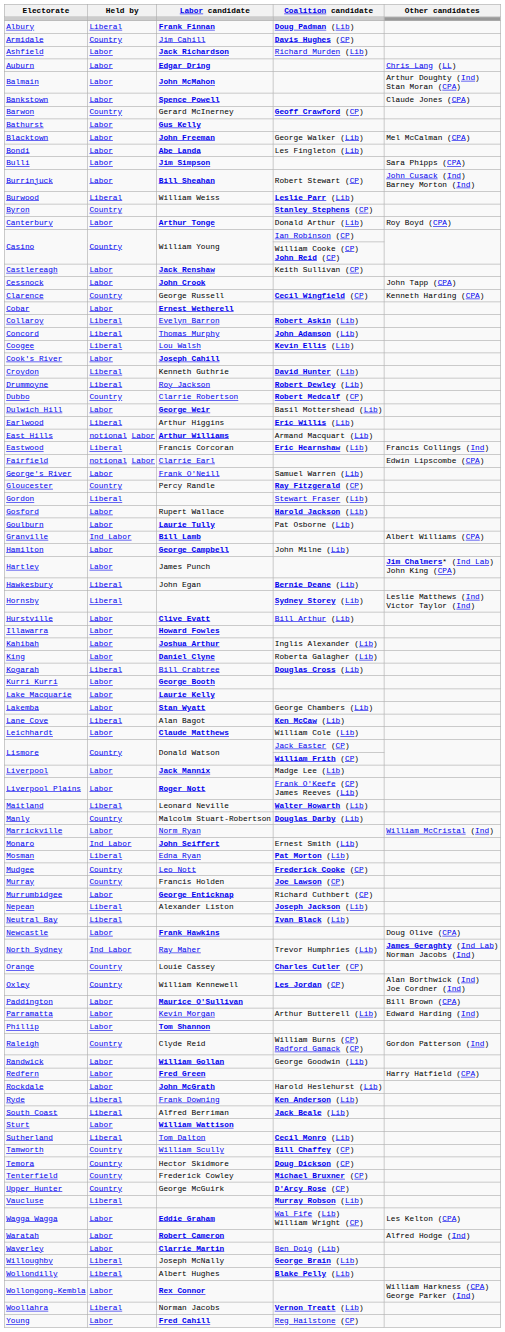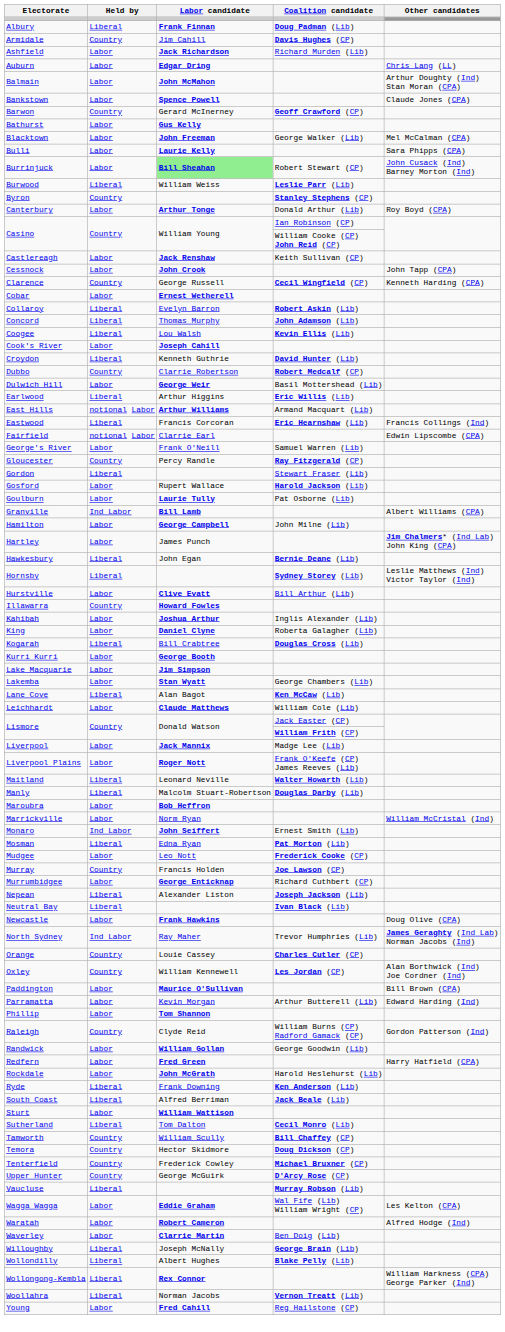- row: (18, 150)
(184, 163) Jim Simpson -> (187, 150) Laurie Kelly
(187, 180) no background -> (187, 168) lightgreen background
- row: (27, 385)
(101, 631) Labor -> (106, 606) Country
(187, 695) Laurie Kelly -> (184, 670) Jim Simpson
(106, 818) Country -> (106, 793) Liberal
+ row: (25, 806)
(106, 869) Country -> (101, 857) Labor
(101, 1291) Labor -> (106, 1278) Liberal
